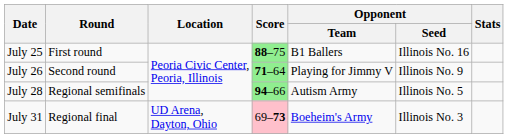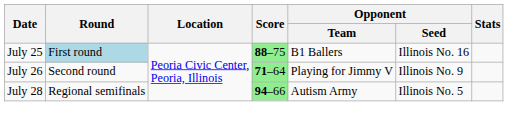(75, 52) no background -> (75, 52) lightblue background
- row: (25, 117)
